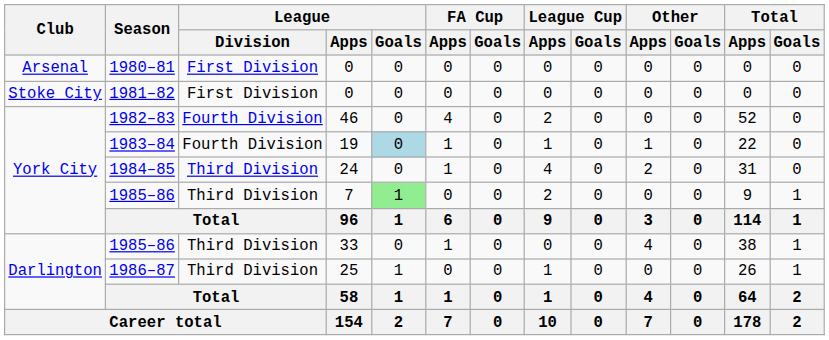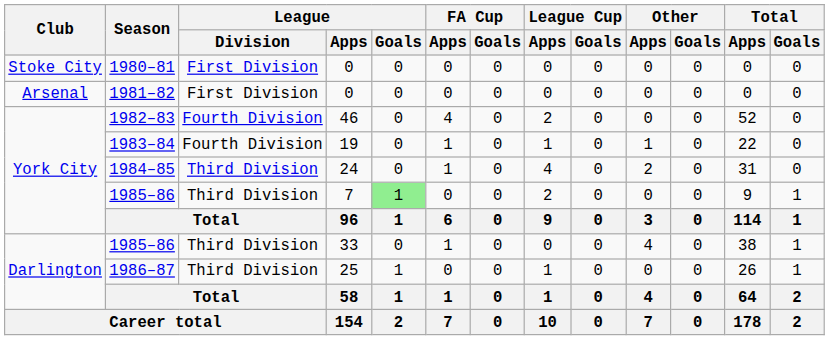(55, 68) Arsenal -> (55, 68) Stoke City
(55, 94) Stoke City -> (55, 94) Arsenal
(398, 144) lightblue background -> (398, 144) no background
